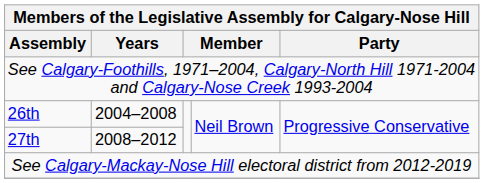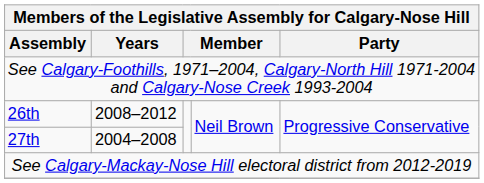(136, 113) 2004–2008 -> (136, 113) 2008–2012
(136, 139) 2008–2012 -> (136, 139) 2004–2008
